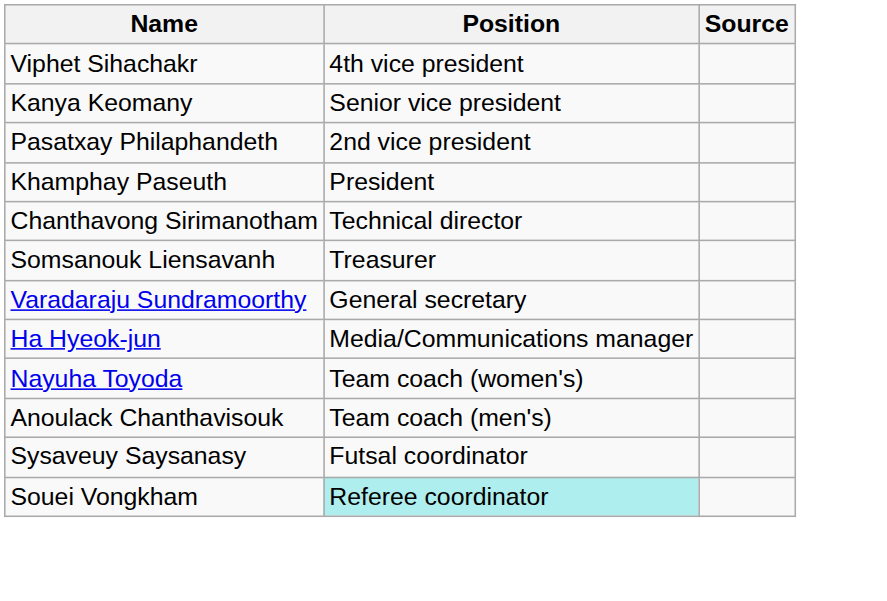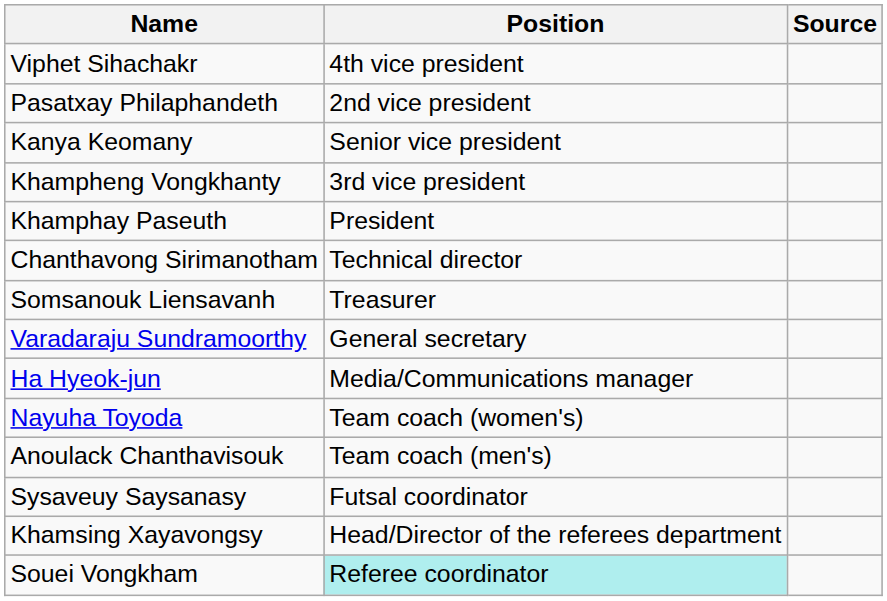rows swapped: (101, 102) <-> (144, 142)
+ row: (146, 181)
+ row: (137, 535)
